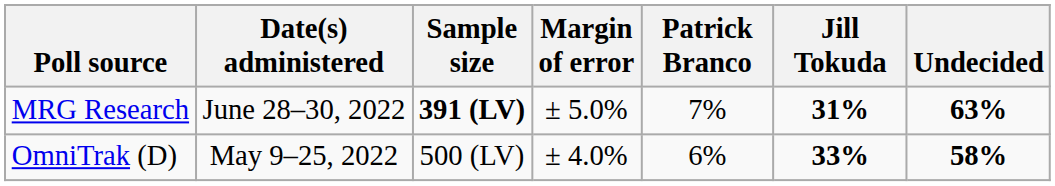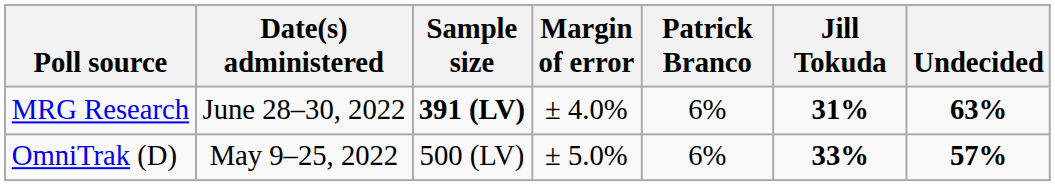(586, 109) ± 5.0% -> (586, 109) ± 4.0%
(707, 109) 7% -> (707, 109) 6%
(586, 156) ± 4.0% -> (586, 156) ± 5.0%
(979, 156) 58% -> (979, 156) 57%
